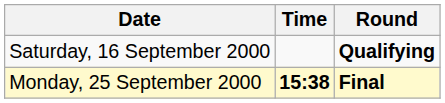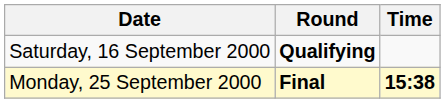columns swapped: (305, 20) <-> (387, 20)
